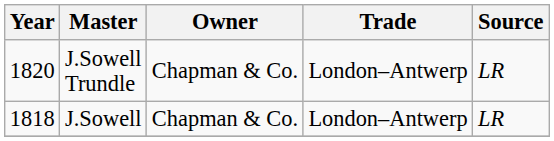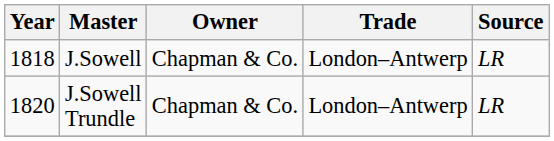rows swapped: (103, 118) <-> (103, 70)
